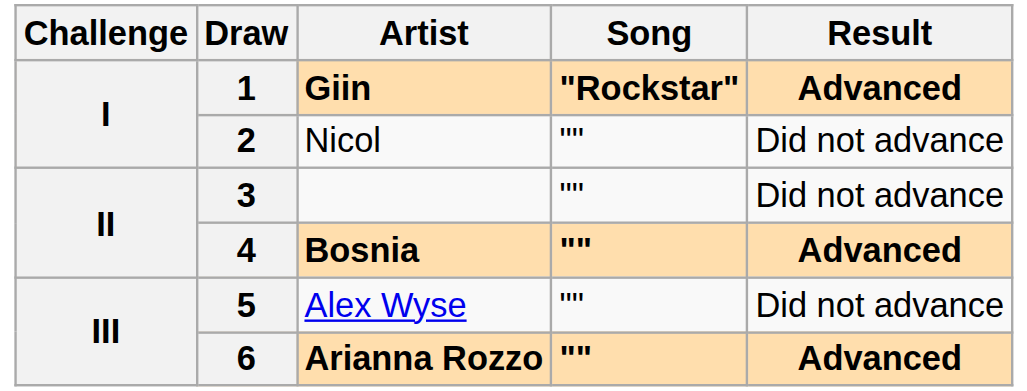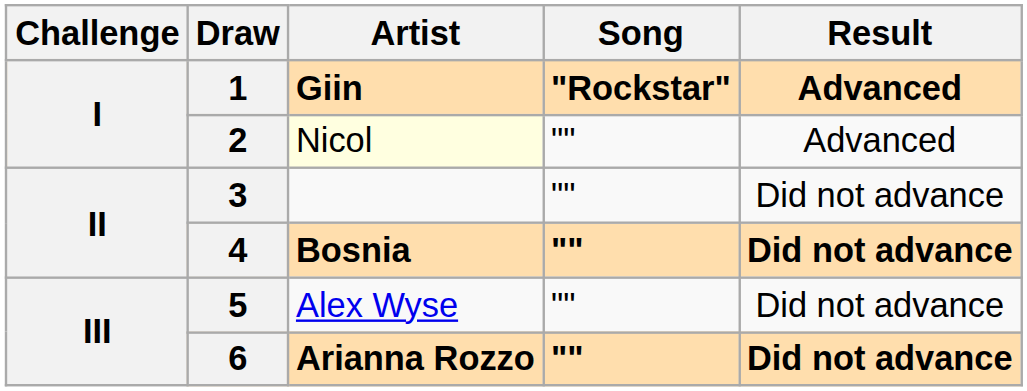(343, 142) no background -> (334, 142) lightyellow background
(880, 142) Did not advance -> (880, 142) Advanced
(880, 250) Advanced -> (880, 250) Did not advance
(880, 359) Advanced -> (880, 359) Did not advance
